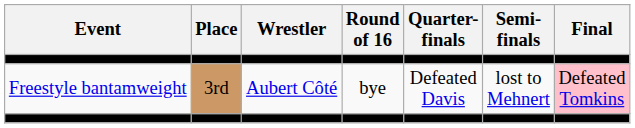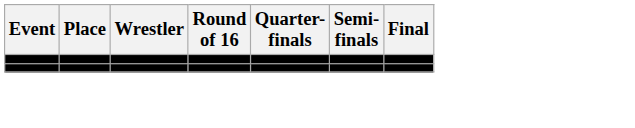- row: (98, 88)
